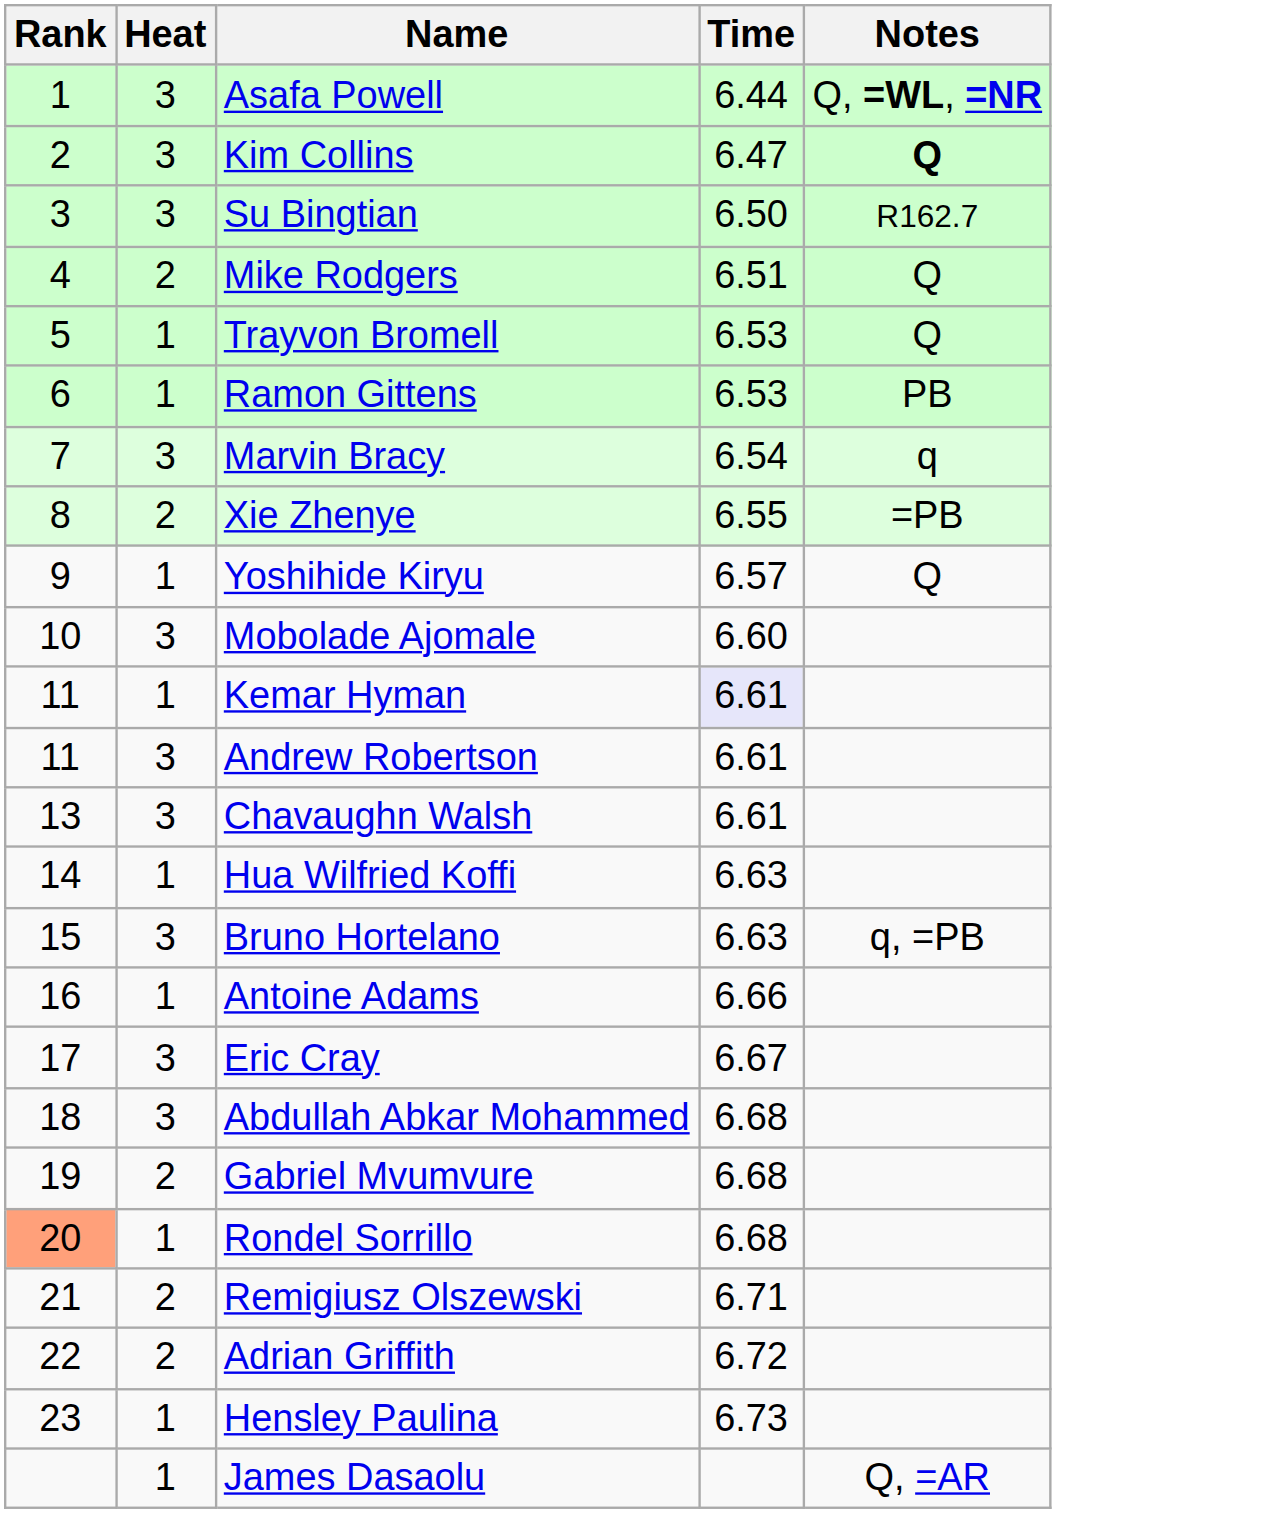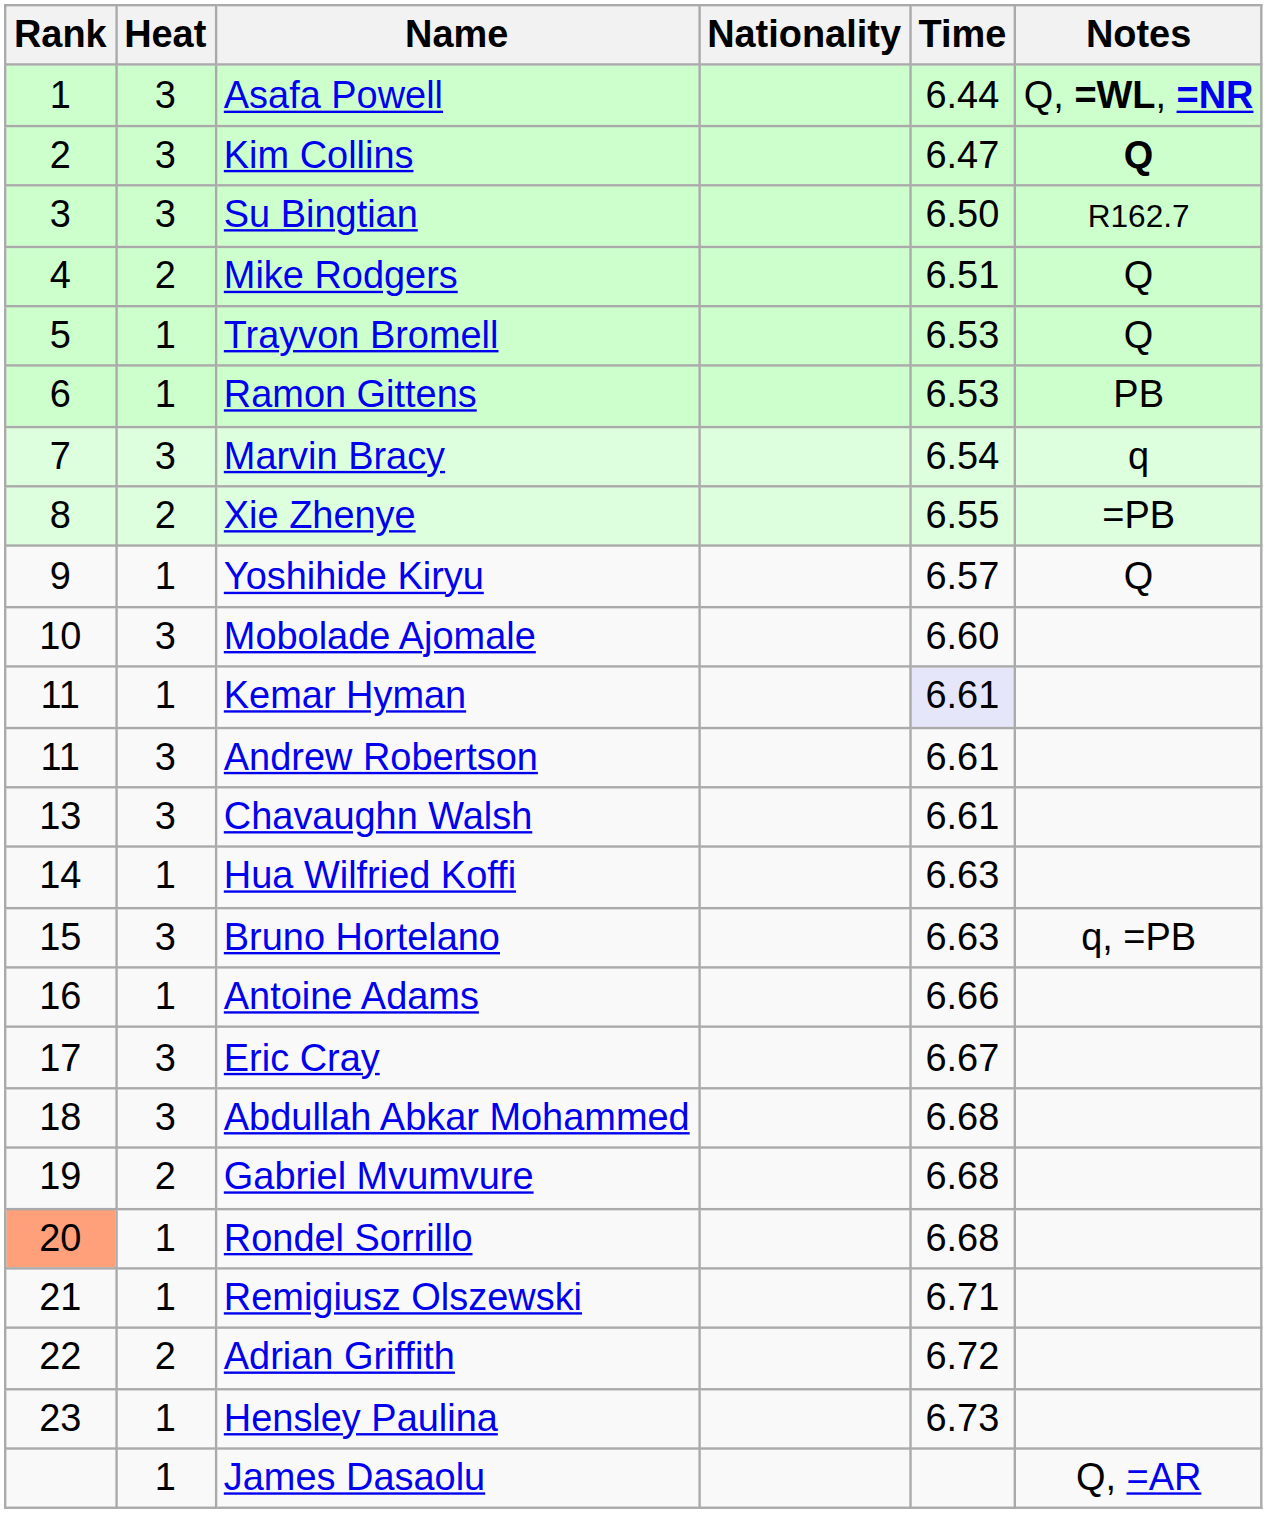+ column: (804, 34)
(165, 1297) 2 -> (165, 1297) 1
